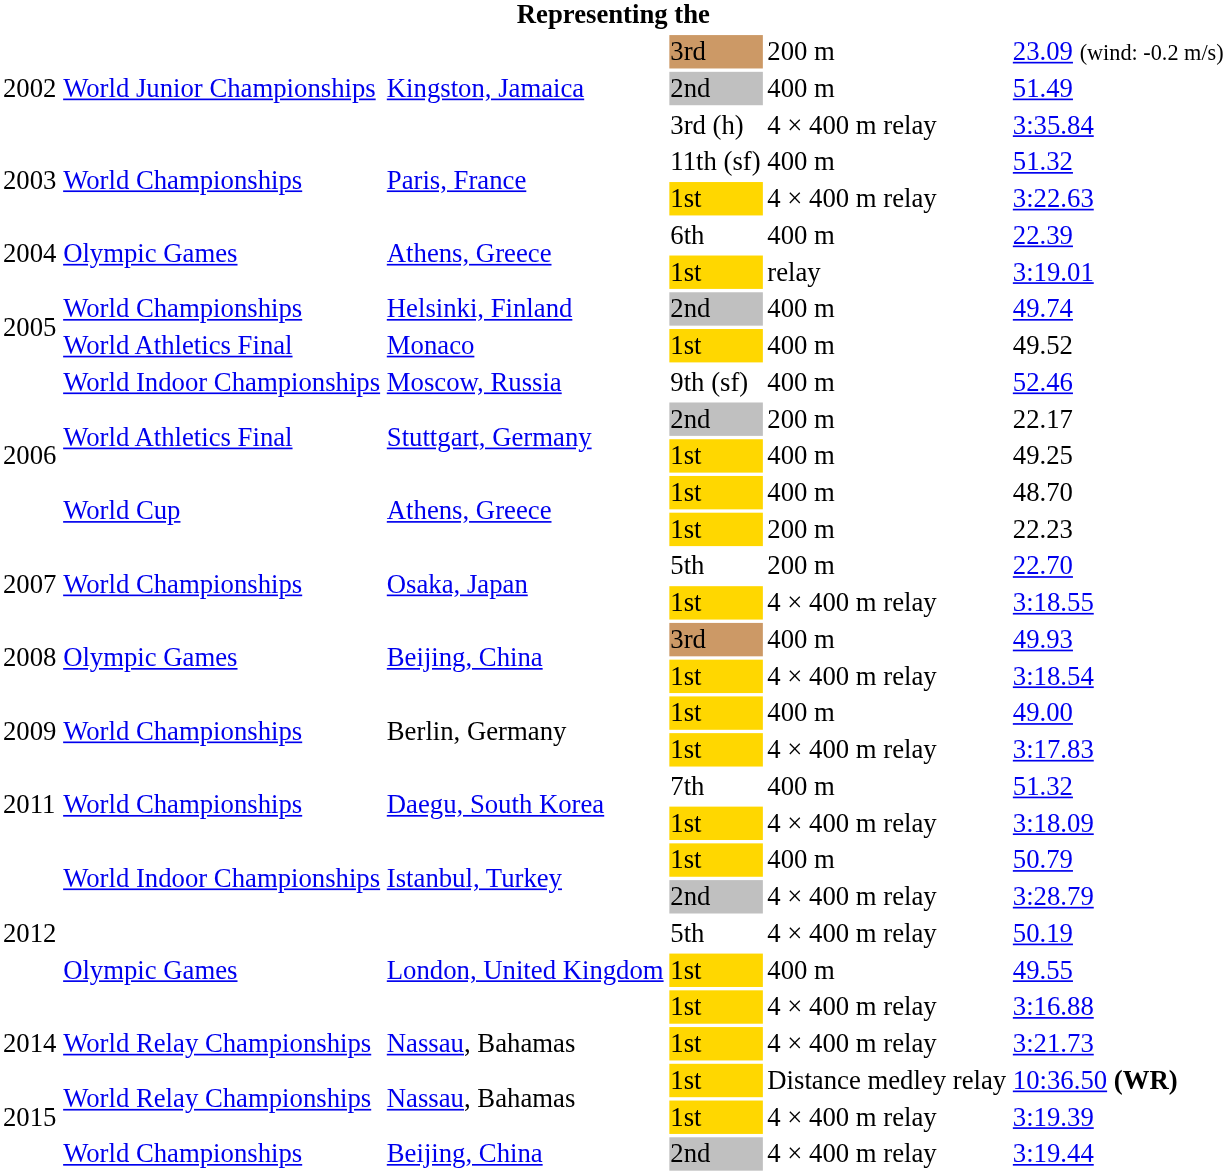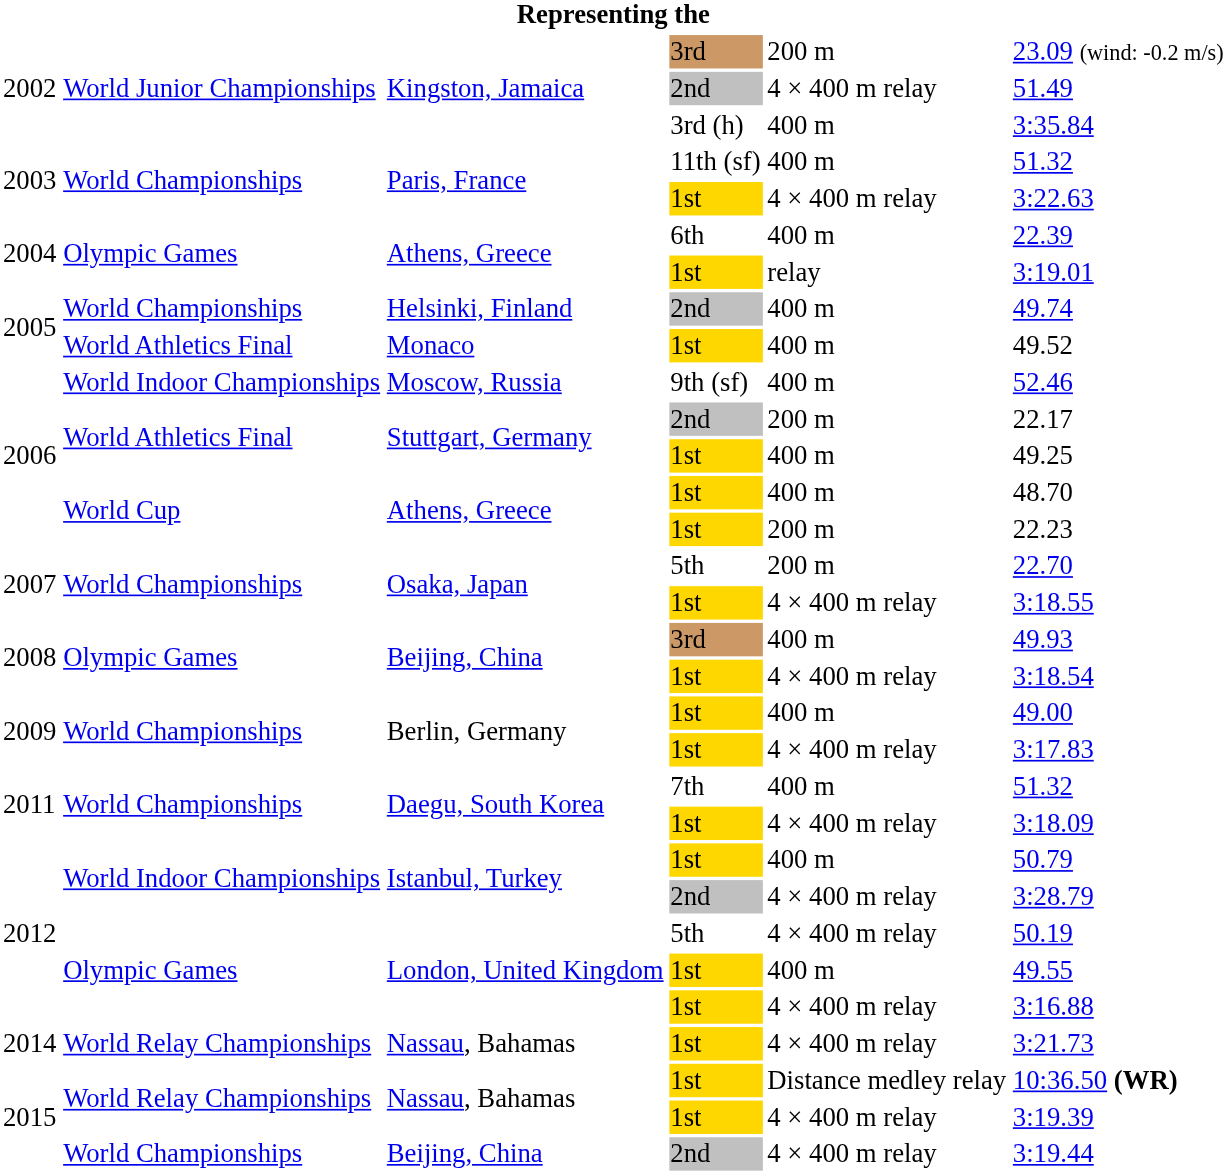(801, 88) 400 m -> (852, 88) 4 × 400 m relay
(852, 124) 4 × 400 m relay -> (801, 124) 400 m
